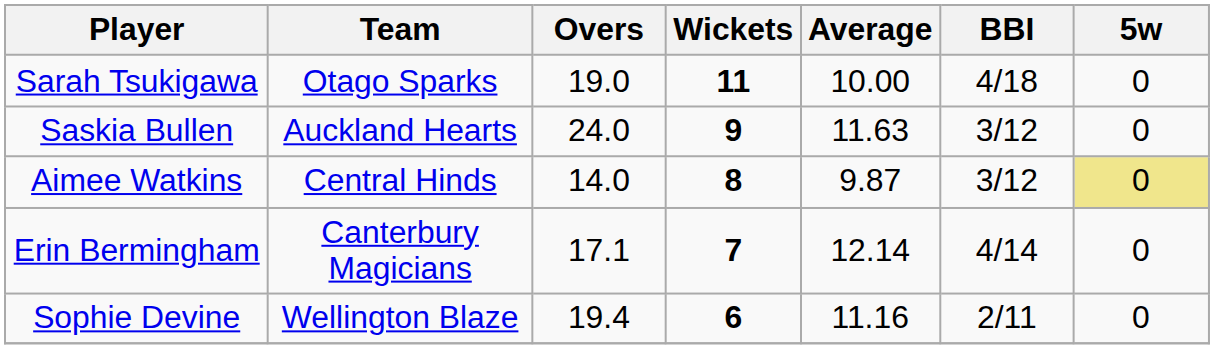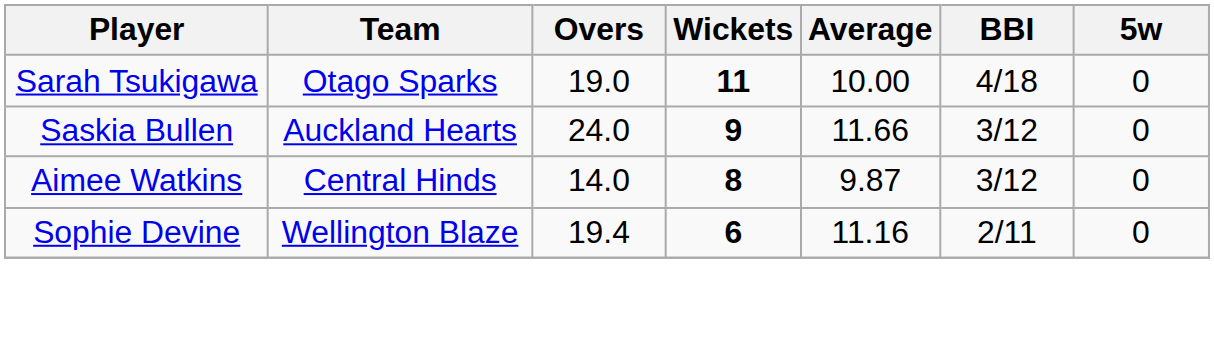(870, 130) 11.63 -> (870, 130) 11.66
(1141, 181) khaki background -> (1141, 181) no background
- row: (137, 249)
